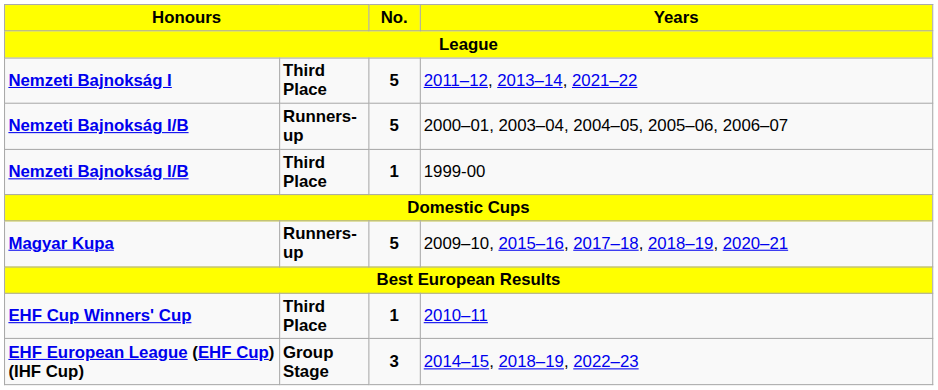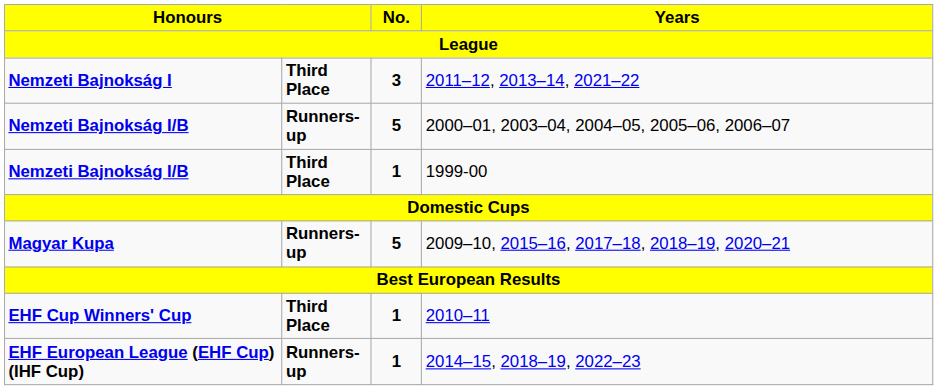(394, 80) 5 -> (396, 80) 3
(308, 361) Group Stage -> (323, 361) Runners-up
(394, 361) 3 -> (396, 361) 1
